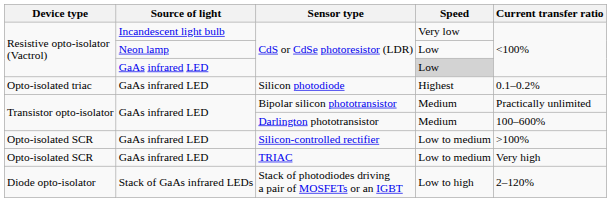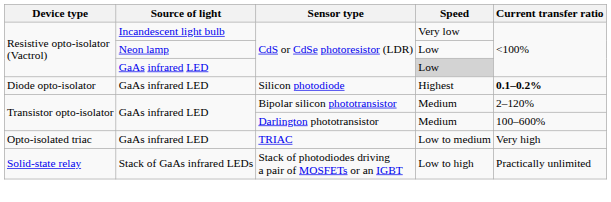(49, 85) Opto-isolated triac -> (51, 85) Diode opto-isolator
(518, 85) normal -> (519, 85) bold
(544, 103) Practically unlimited -> (515, 103) 2–120%
- row: (164, 139)
(50, 157) Opto-isolated SCR -> (49, 139) Opto-isolated triac
(51, 182) Diode opto-isolator -> (44, 164) Solid-state relay
(515, 182) 2–120% -> (544, 164) Practically unlimited
